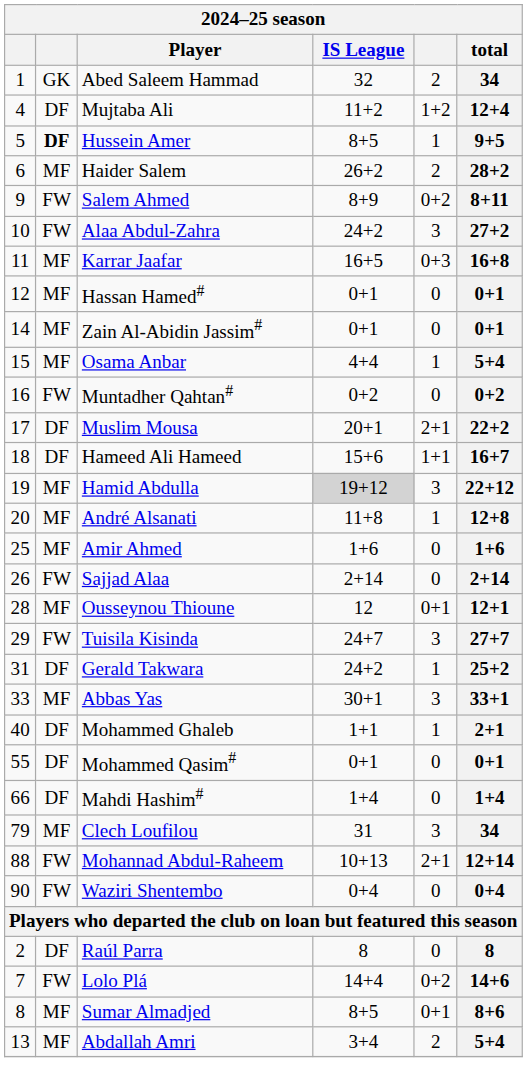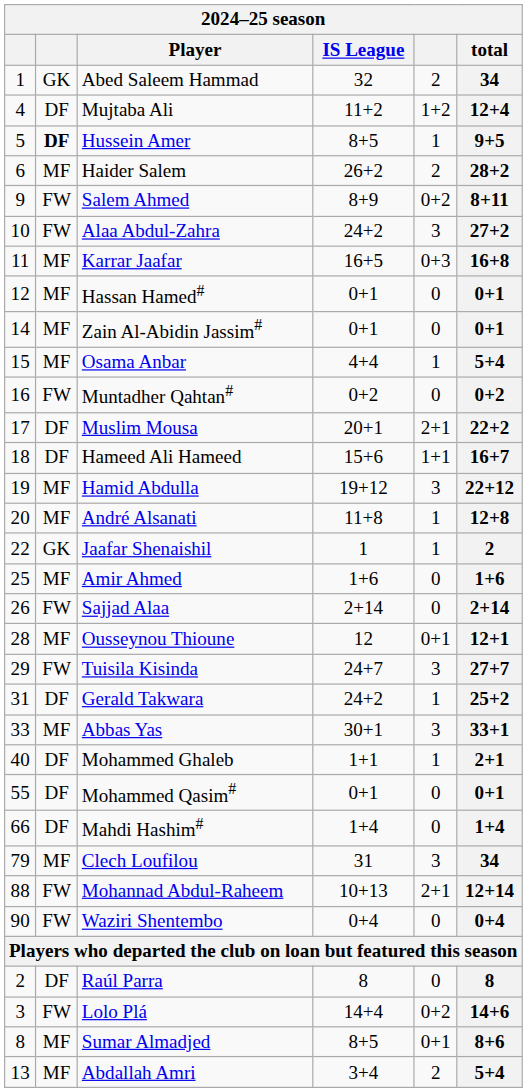(363, 487) lightgrey background -> (363, 487) no background
+ row: (147, 548)
(20, 981) 7 -> (20, 1011) 3
